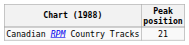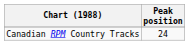(163, 34) 21 -> (163, 34) 24
